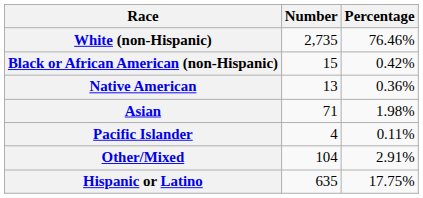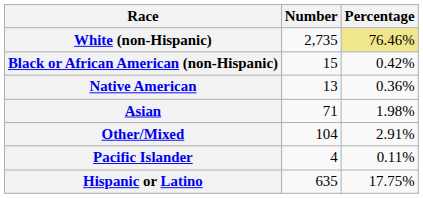(392, 39) no background -> (392, 39) khaki background
rows swapped: (143, 134) <-> (143, 157)
